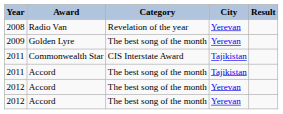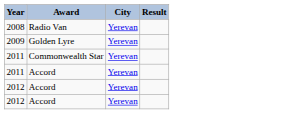- column: (157, 12)
(229, 57) Tajikistan -> (123, 57) Yerevan
(229, 72) Tajikistan -> (123, 72) Yerevan
